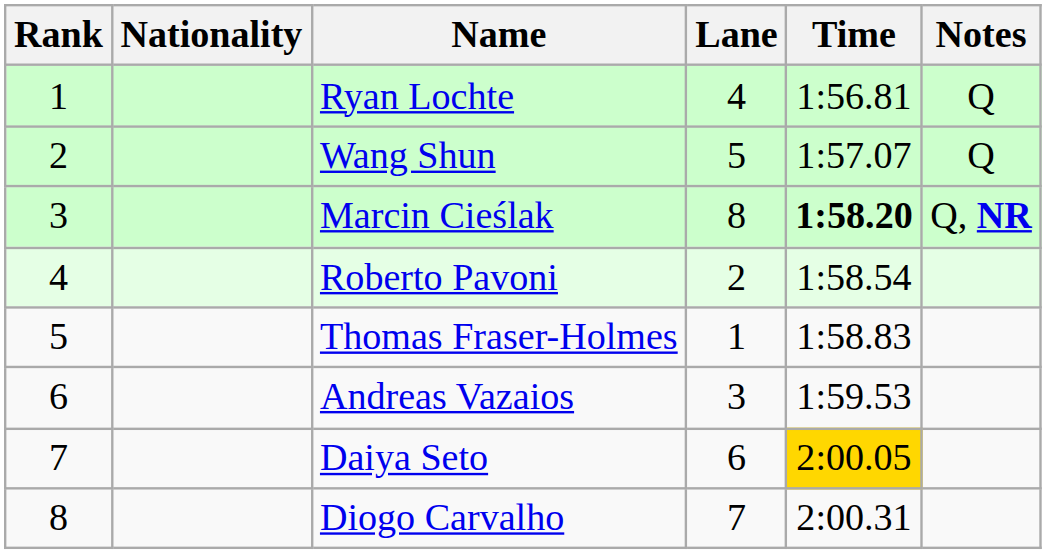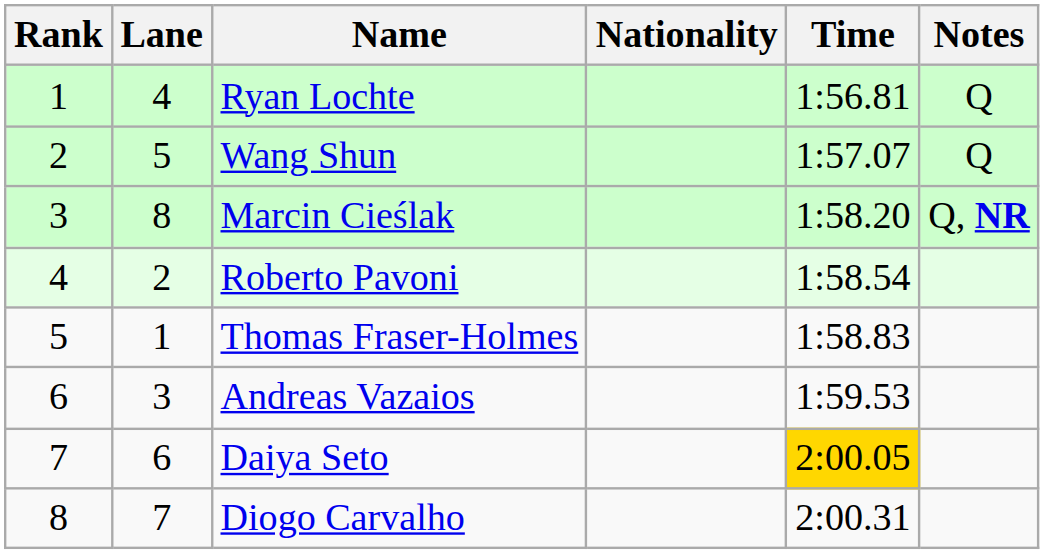columns swapped: (737, 34) <-> (211, 34)
(854, 215) bold -> (853, 215) normal
